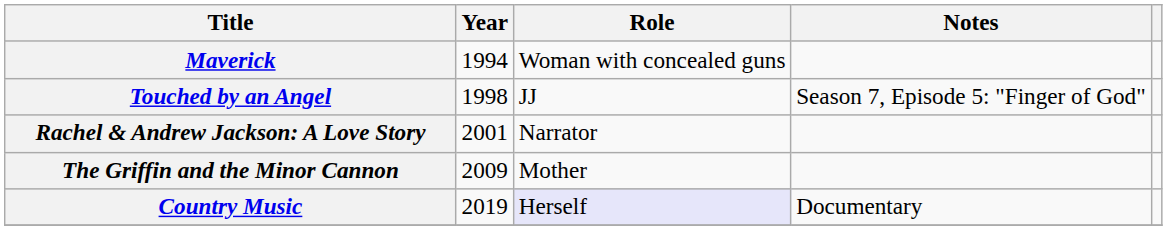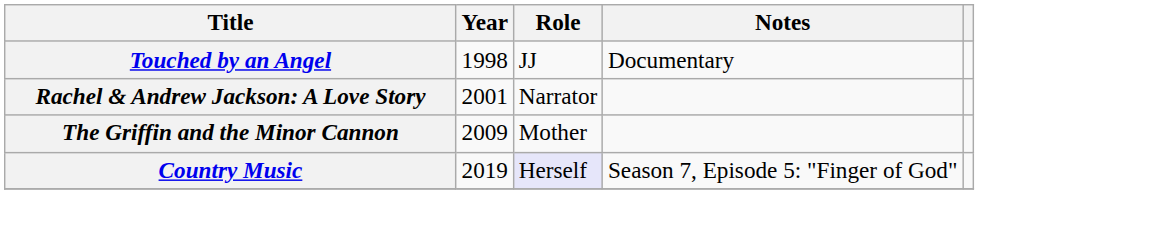- row: (230, 59)
(971, 96) Season 7, Episode 5: "Finger of God" -> (671, 59) Documentary
(859, 206) Documentary -> (783, 170) Season 7, Episode 5: "Finger of God"
